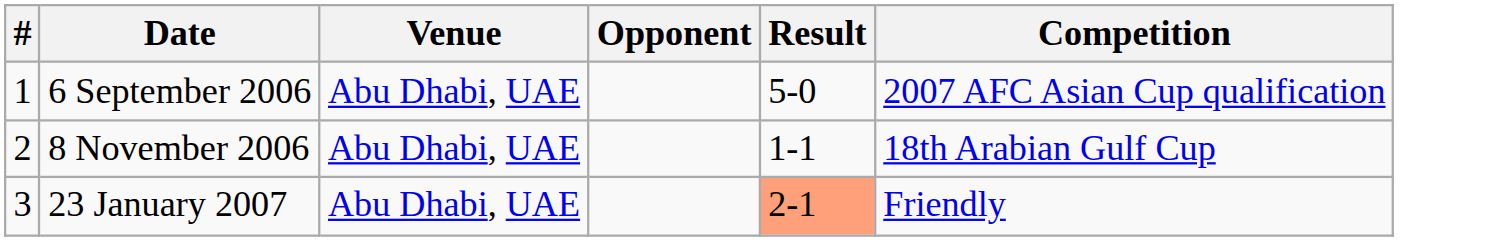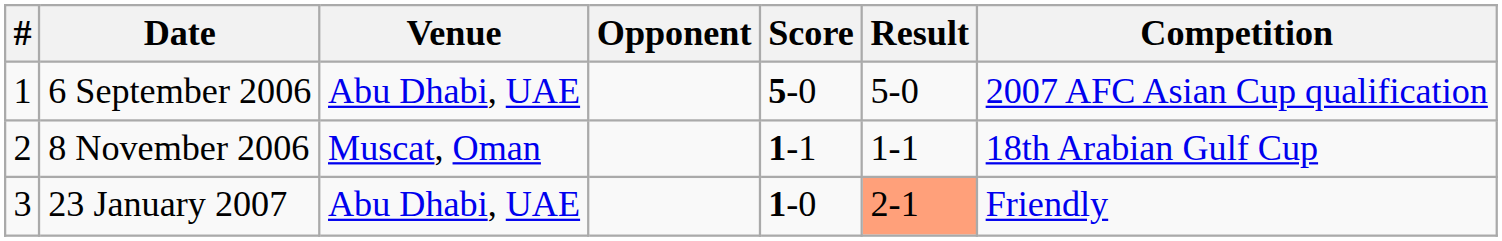+ column: (811, 33)
(454, 147) Abu Dhabi, UAE -> (434, 147) Muscat, Oman
